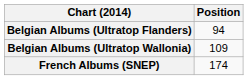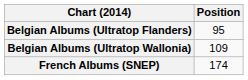(219, 30) 94 -> (219, 30) 95
